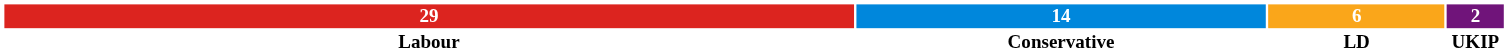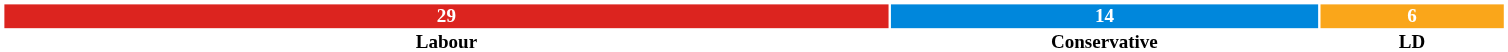- column: (1475, 16)
